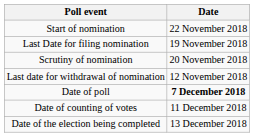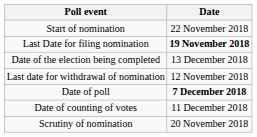(208, 44) normal -> (209, 44) bold
rows swapped: (86, 60) <-> (86, 124)
